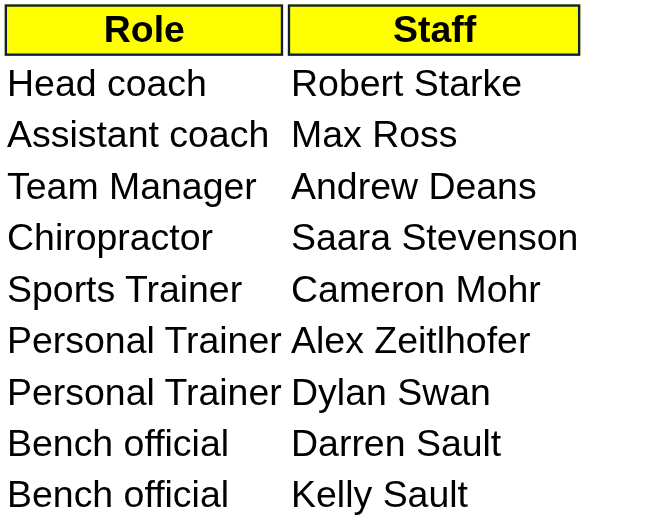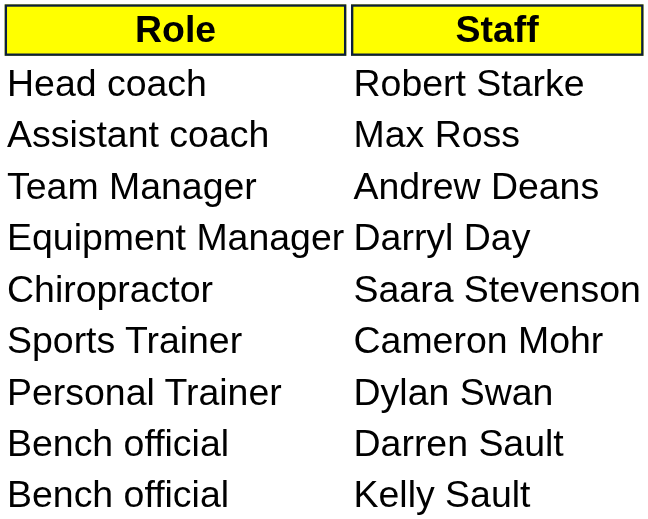+ row: (442, 237)
- row: (411, 340)
